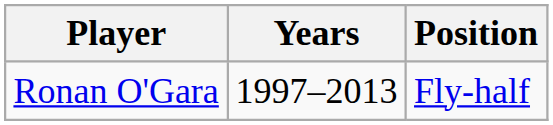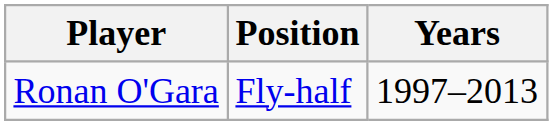columns swapped: (476, 33) <-> (316, 33)
